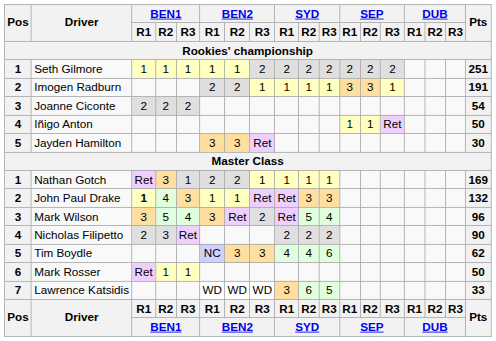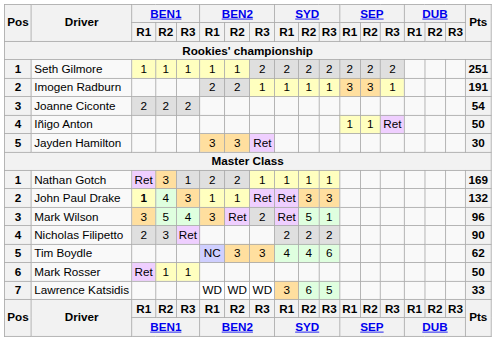(329, 216) 4 -> (329, 216) 1
